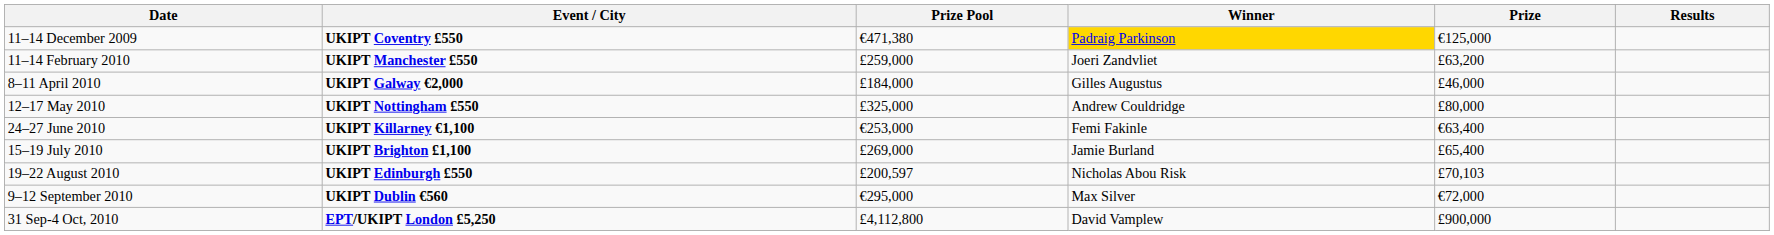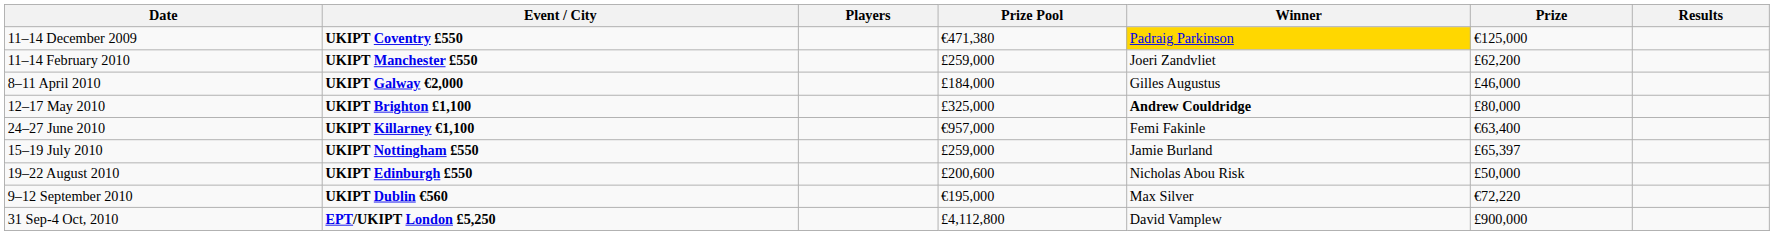+ column: (868, 15)
(1461, 60) £63,200 -> (1497, 60) £62,200
(402, 106) UKIPT Nottingham £550 -> (398, 106) UKIPT Brighton £1,100
(1128, 106) normal -> (1190, 106) bold
(886, 128) €253,000 -> (968, 128) €957,000
(398, 151) UKIPT Brighton £1,100 -> (402, 151) UKIPT Nottingham £550
(886, 151) £269,000 -> (968, 151) £259,000
(1461, 151) £65,400 -> (1497, 151) £65,397
(886, 173) £200,597 -> (968, 173) £200,600
(1461, 173) £70,103 -> (1497, 173) £50,000
(886, 196) €295,000 -> (968, 196) €195,000
(1461, 196) €72,000 -> (1497, 196) €72,220
